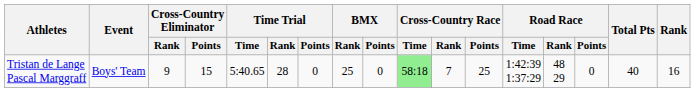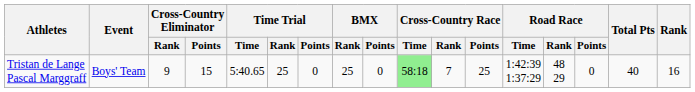(283, 71) 28 -> (283, 71) 25
